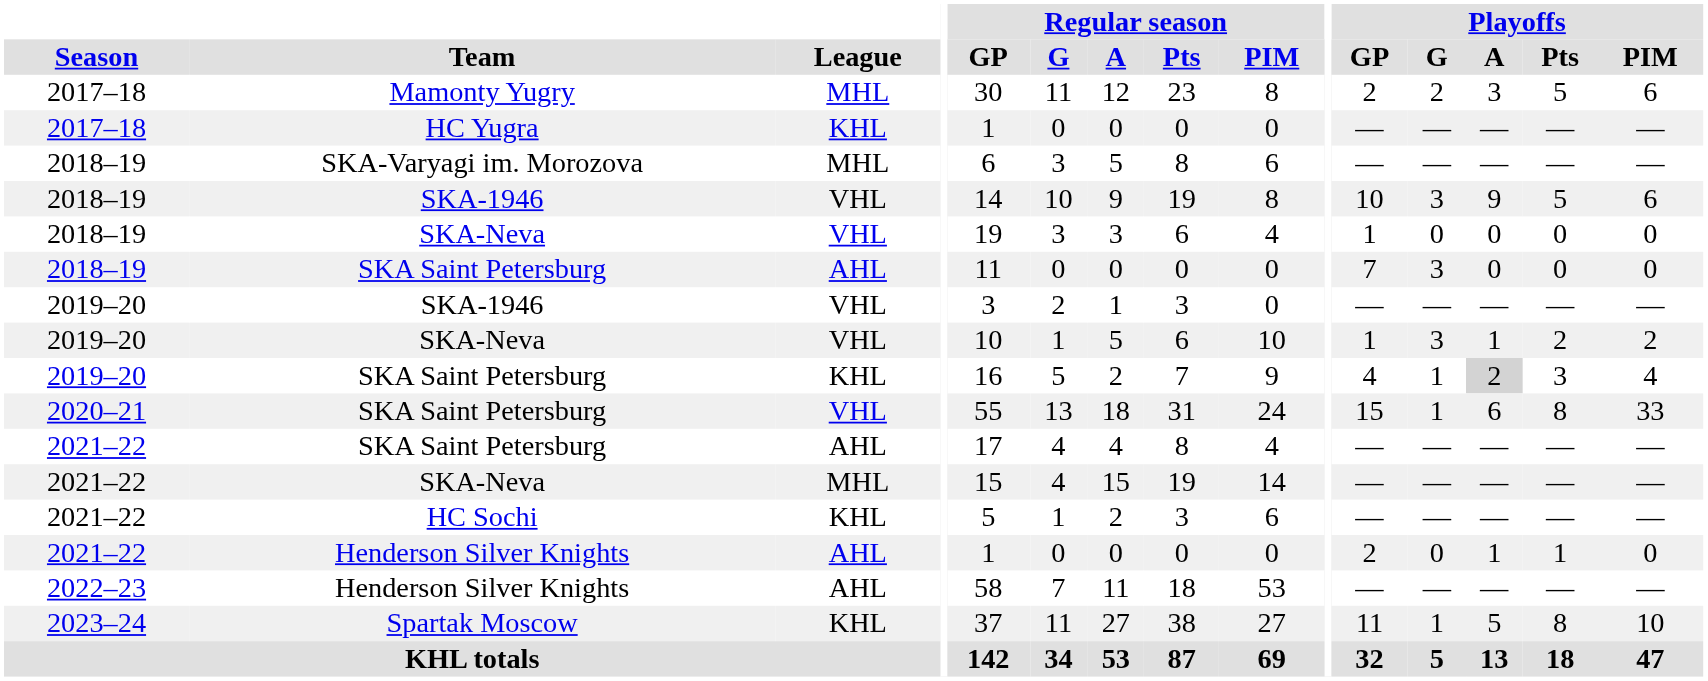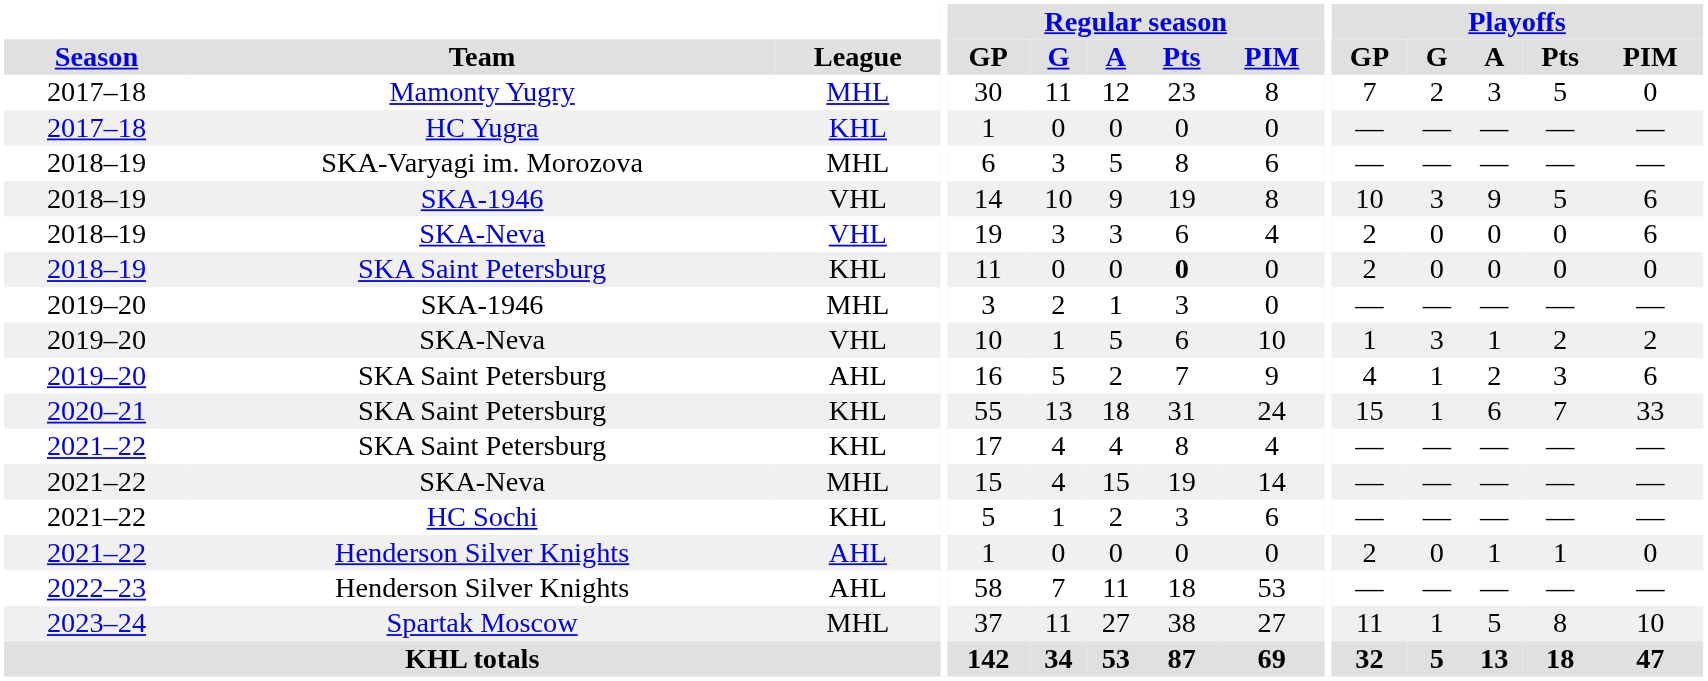(1370, 92) 2 -> (1370, 92) 7
(1650, 92) 6 -> (1650, 92) 0
(1370, 233) 1 -> (1370, 233) 2
(1650, 233) 0 -> (1650, 233) 6
(858, 269) AHL -> (858, 269) KHL
(1182, 269) normal -> (1182, 269) bold
(1370, 269) 7 -> (1370, 269) 2
(1437, 269) 3 -> (1437, 269) 0
(858, 304) VHL -> (858, 304) MHL
(858, 375) KHL -> (858, 375) AHL
(1494, 375) lightgrey background -> (1494, 375) no background
(1650, 375) 4 -> (1650, 375) 6
(858, 410) VHL -> (858, 410) KHL
(1560, 410) 8 -> (1560, 410) 7
(858, 446) AHL -> (858, 446) KHL
(858, 623) KHL -> (858, 623) MHL
